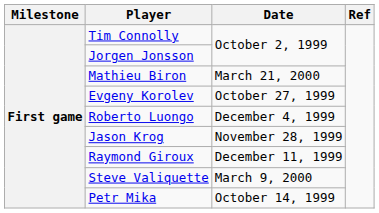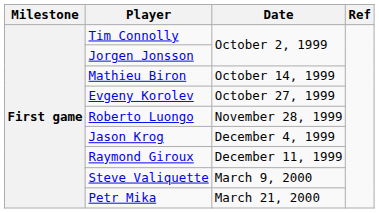(267, 76) March 21, 2000 -> (275, 76) October 14, 1999
(275, 116) December 4, 1999 -> (279, 116) November 28, 1999
(279, 137) November 28, 1999 -> (275, 137) December 4, 1999
(275, 198) October 14, 1999 -> (267, 198) March 21, 2000
